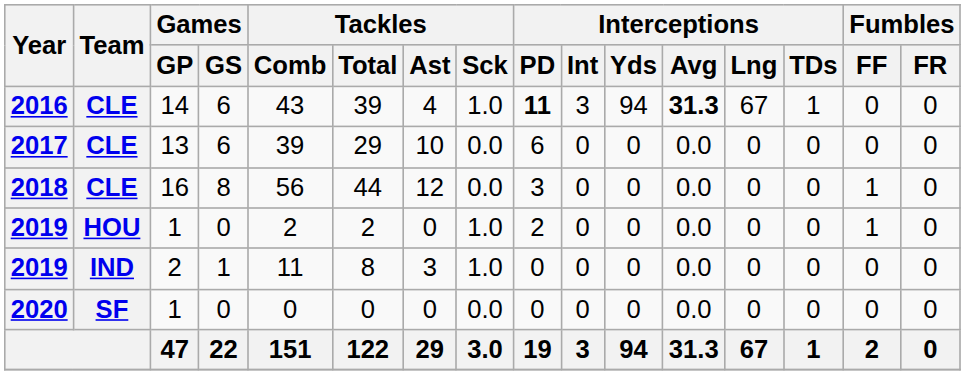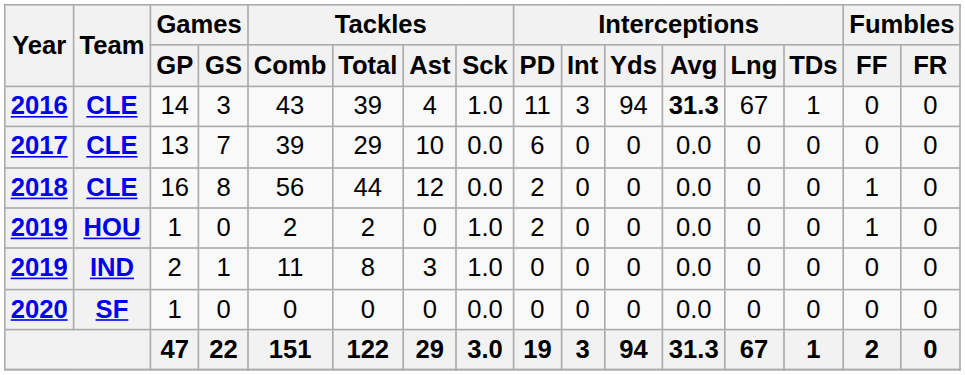(224, 106) 6 -> (224, 106) 3
(537, 106) bold -> (537, 106) normal
(224, 146) 6 -> (224, 146) 7
(537, 187) 3 -> (537, 187) 2
